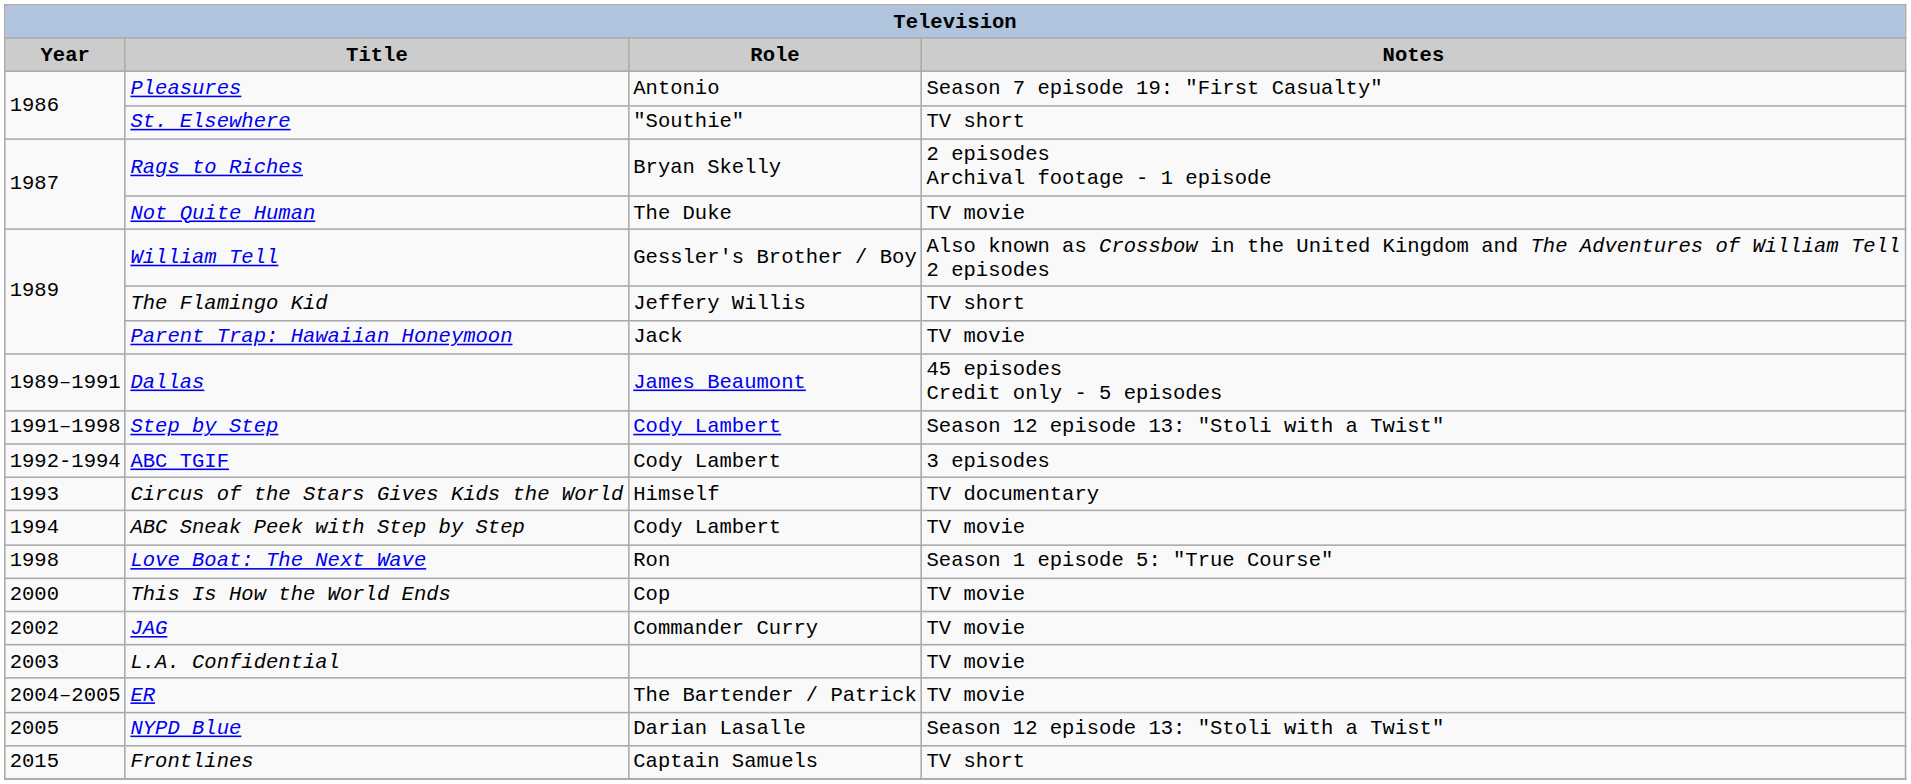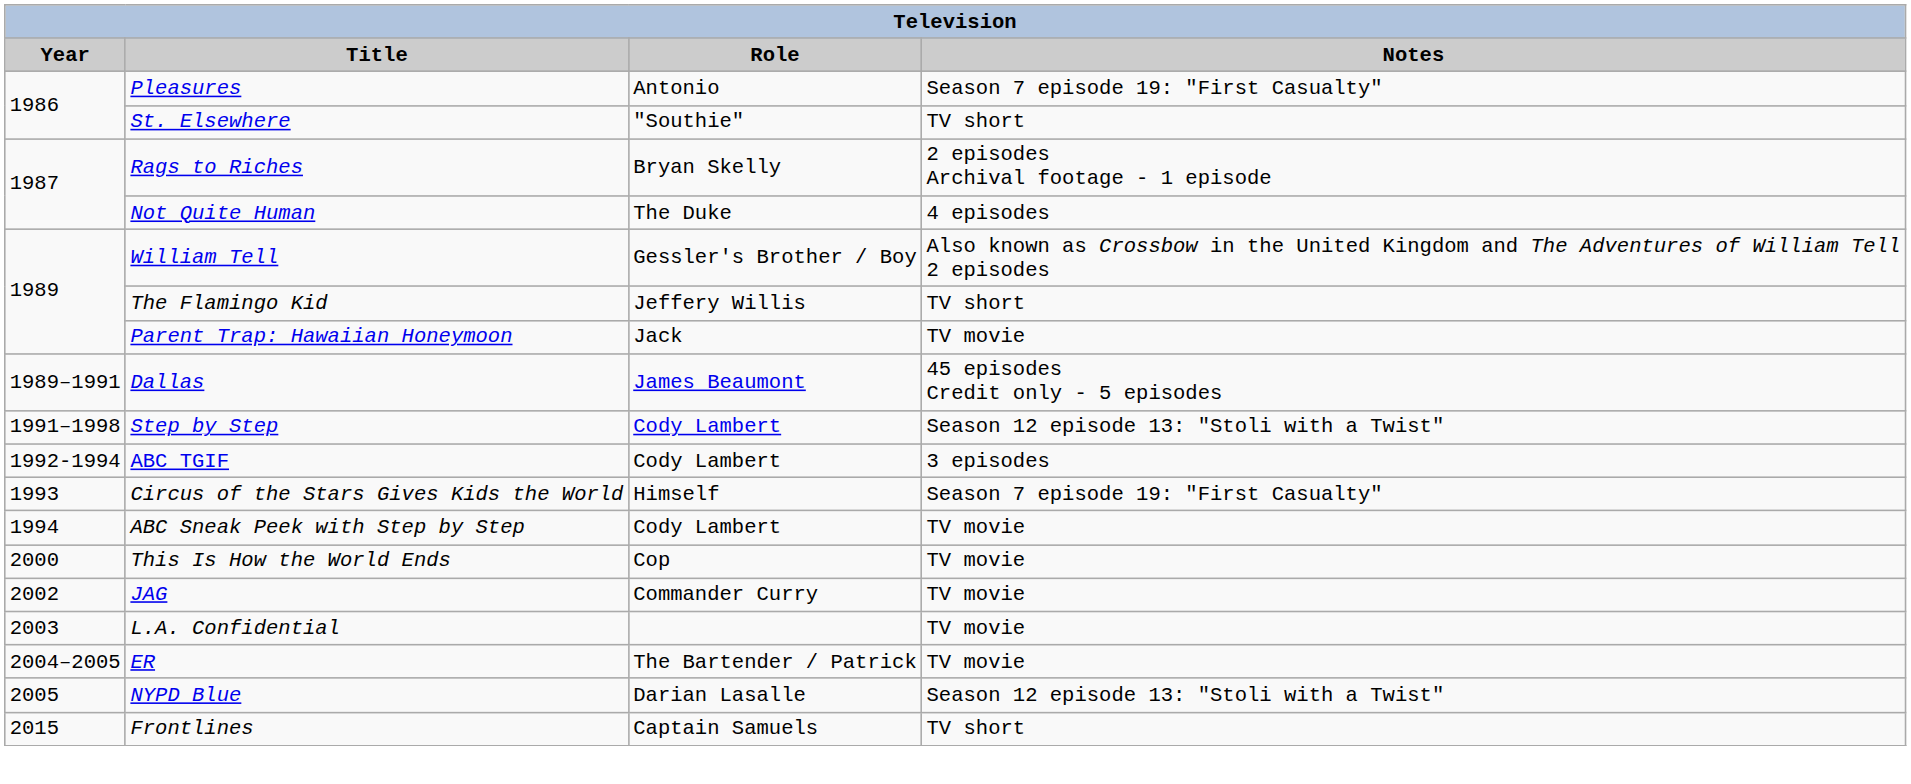(976, 213) TV movie -> (988, 213) 4 episodes
(1013, 494) TV documentary -> (1155, 494) Season 7 episode 19: "First Casualty"
- row: (278, 561)
